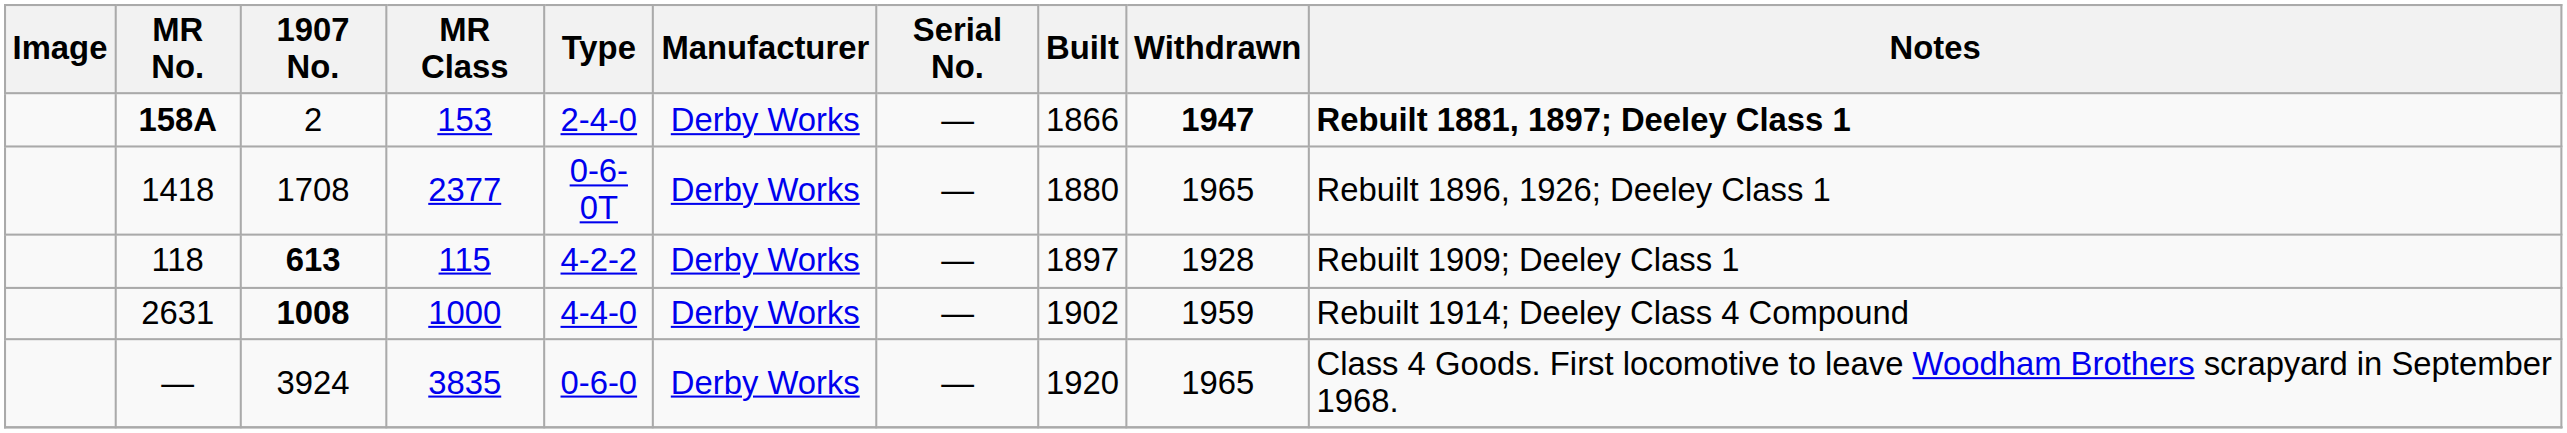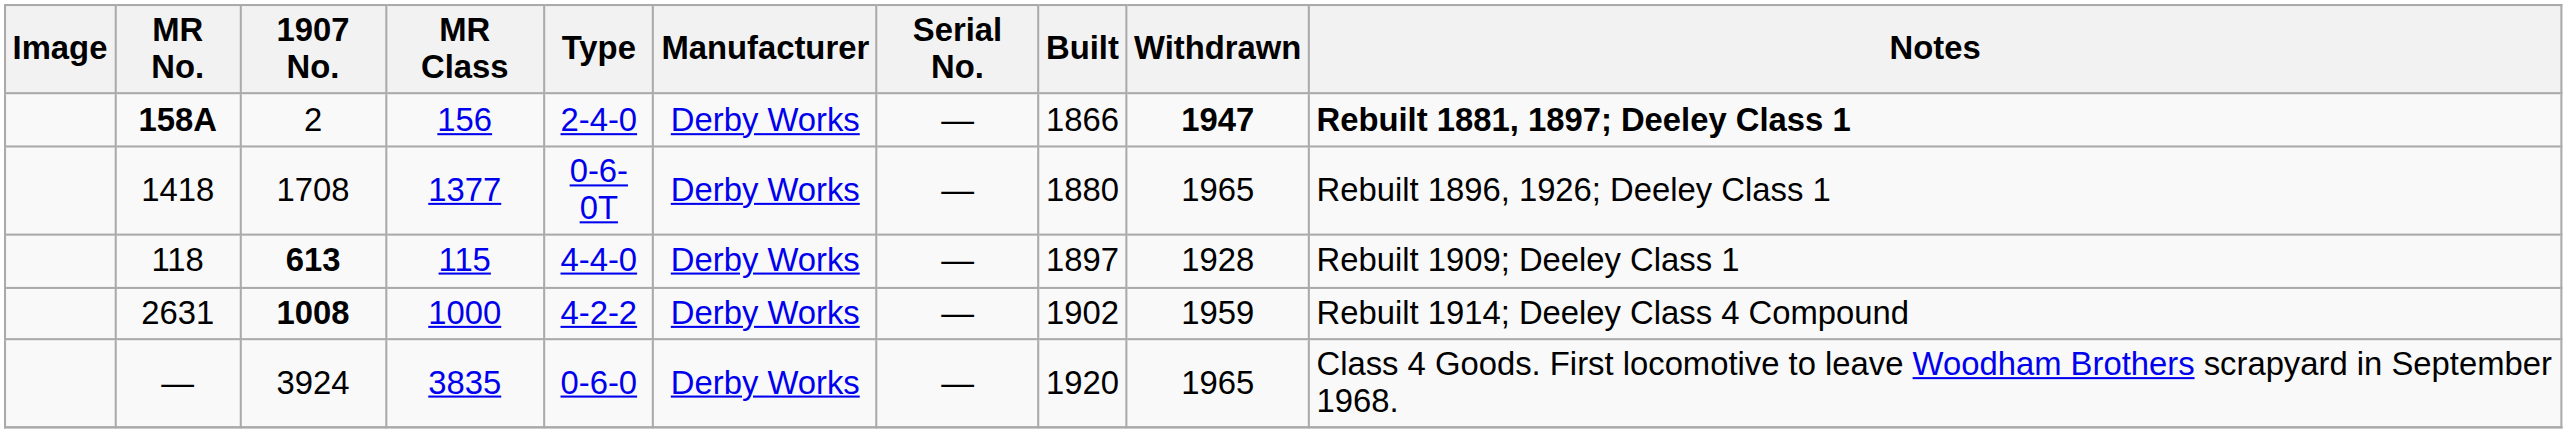(465, 119) 153 -> (465, 119) 156
(465, 189) 2377 -> (465, 189) 1377
(599, 260) 4-2-2 -> (599, 260) 4-4-0
(599, 312) 4-4-0 -> (599, 312) 4-2-2
